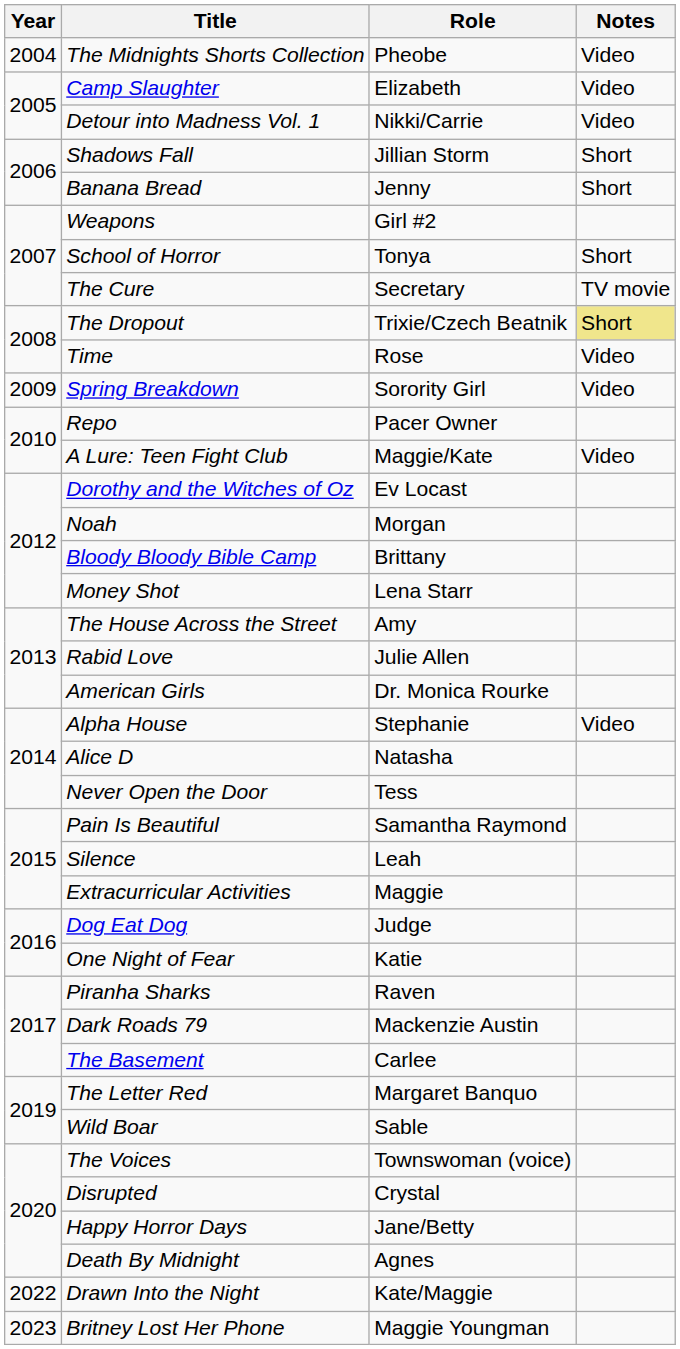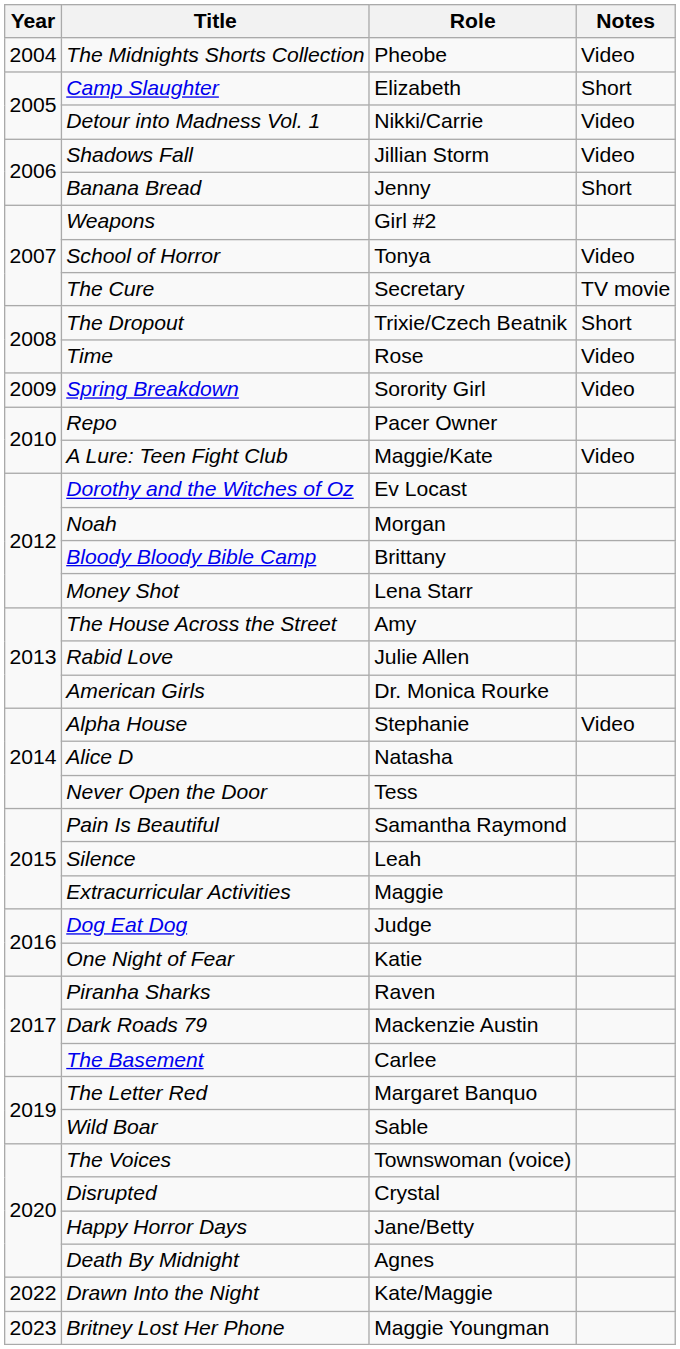(608, 88) Video -> (606, 88) Short
(606, 155) Short -> (608, 155) Video
(606, 255) Short -> (608, 255) Video
(606, 322) khaki background -> (606, 322) no background
